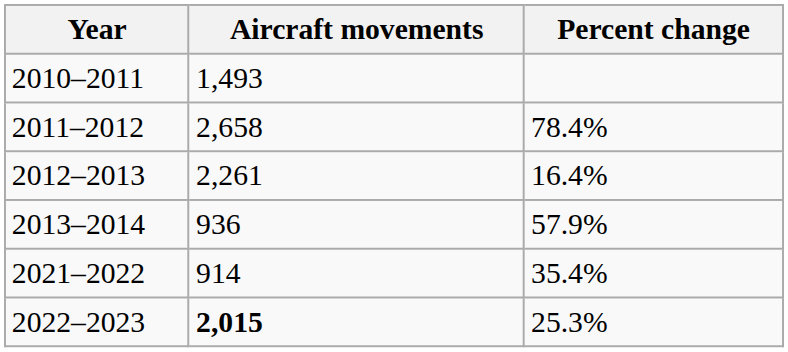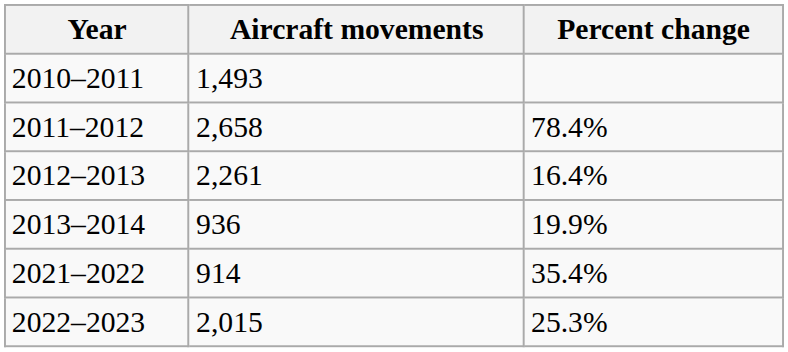(569, 224) 57.9% -> (569, 224) 19.9%
(229, 322) bold -> (229, 322) normal
